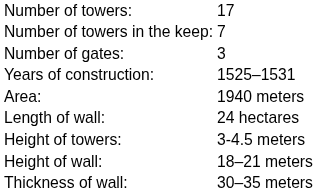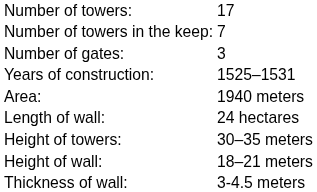(261, 140) 3-4.5 meters -> (265, 140) 30–35 meters
(265, 183) 30–35 meters -> (261, 183) 3-4.5 meters
